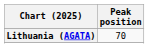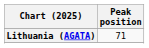(121, 36) 70 -> (121, 36) 71
